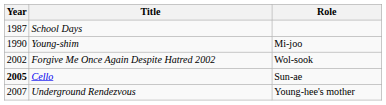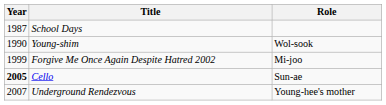(288, 44) Mi-joo -> (294, 44) Wol-sook
(17, 60) 2002 -> (17, 60) 1999
(294, 60) Wol-sook -> (288, 60) Mi-joo
